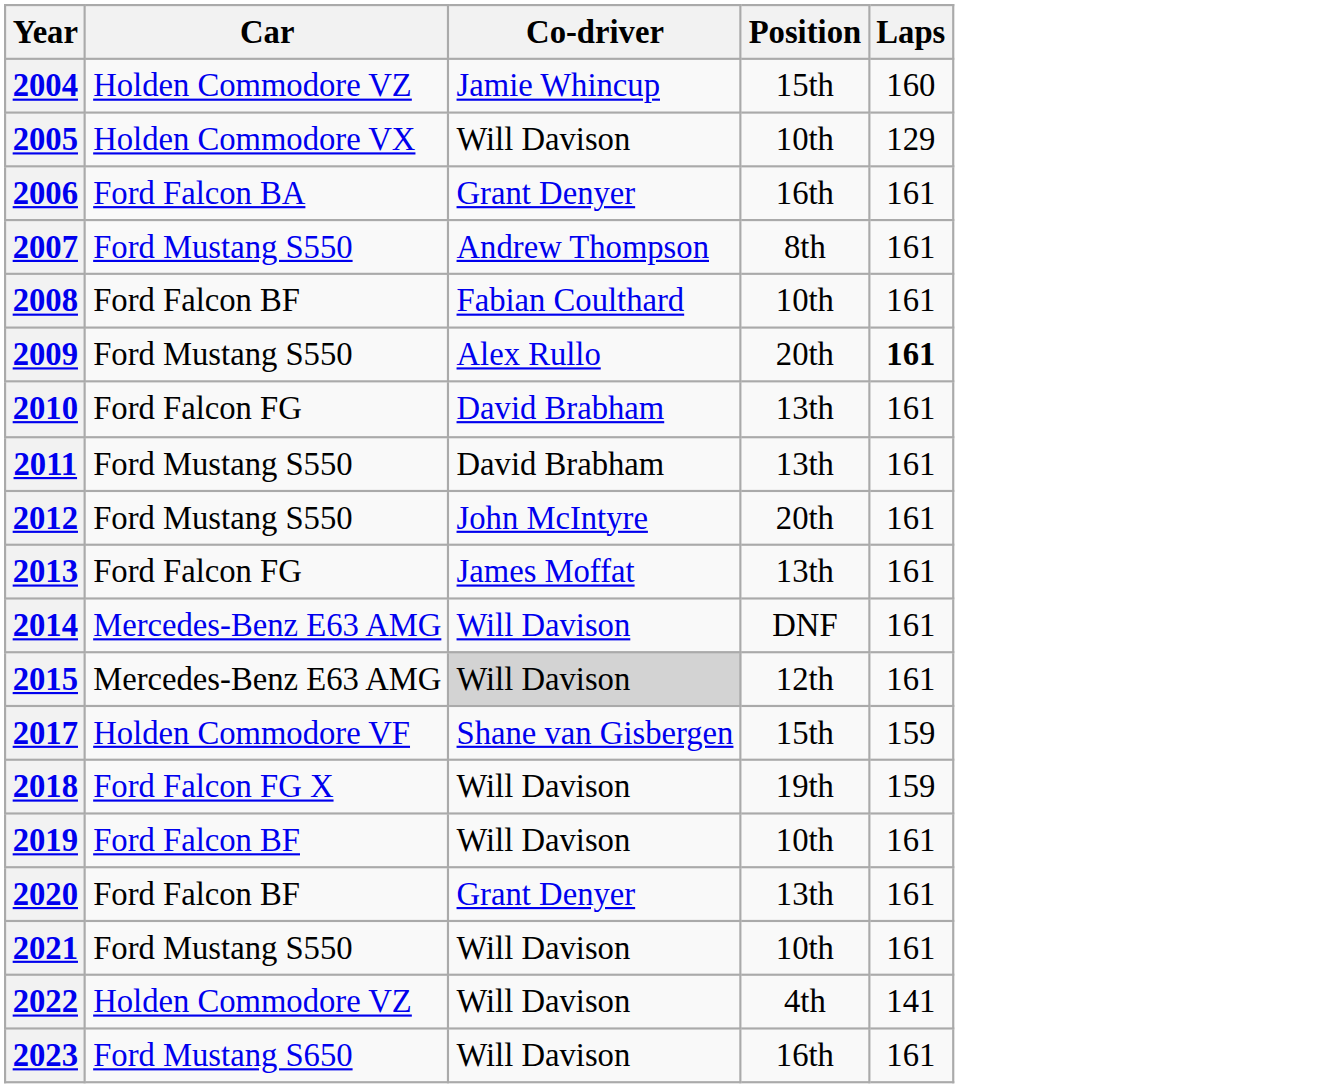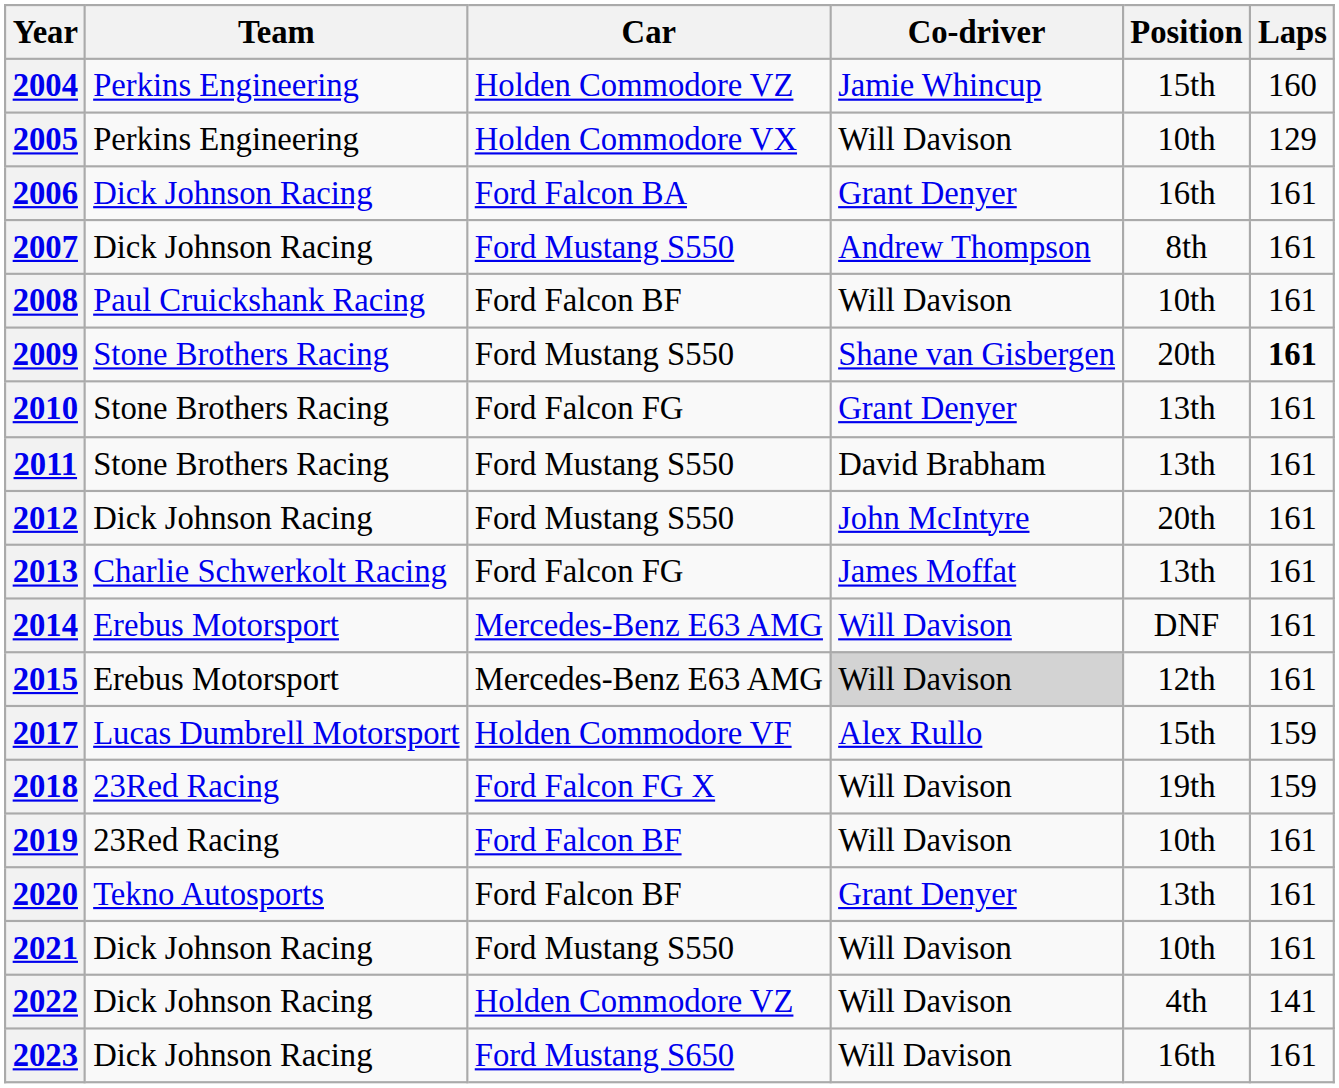+ column: (276, 31)
(570, 301) Fabian Coulthard -> (925, 301) Will Davison
(529, 354) Alex Rullo -> (977, 354) Shane van Gisbergen
(560, 408) David Brabham -> (927, 408) Grant Denyer
(595, 732) Shane van Gisbergen -> (910, 732) Alex Rullo
